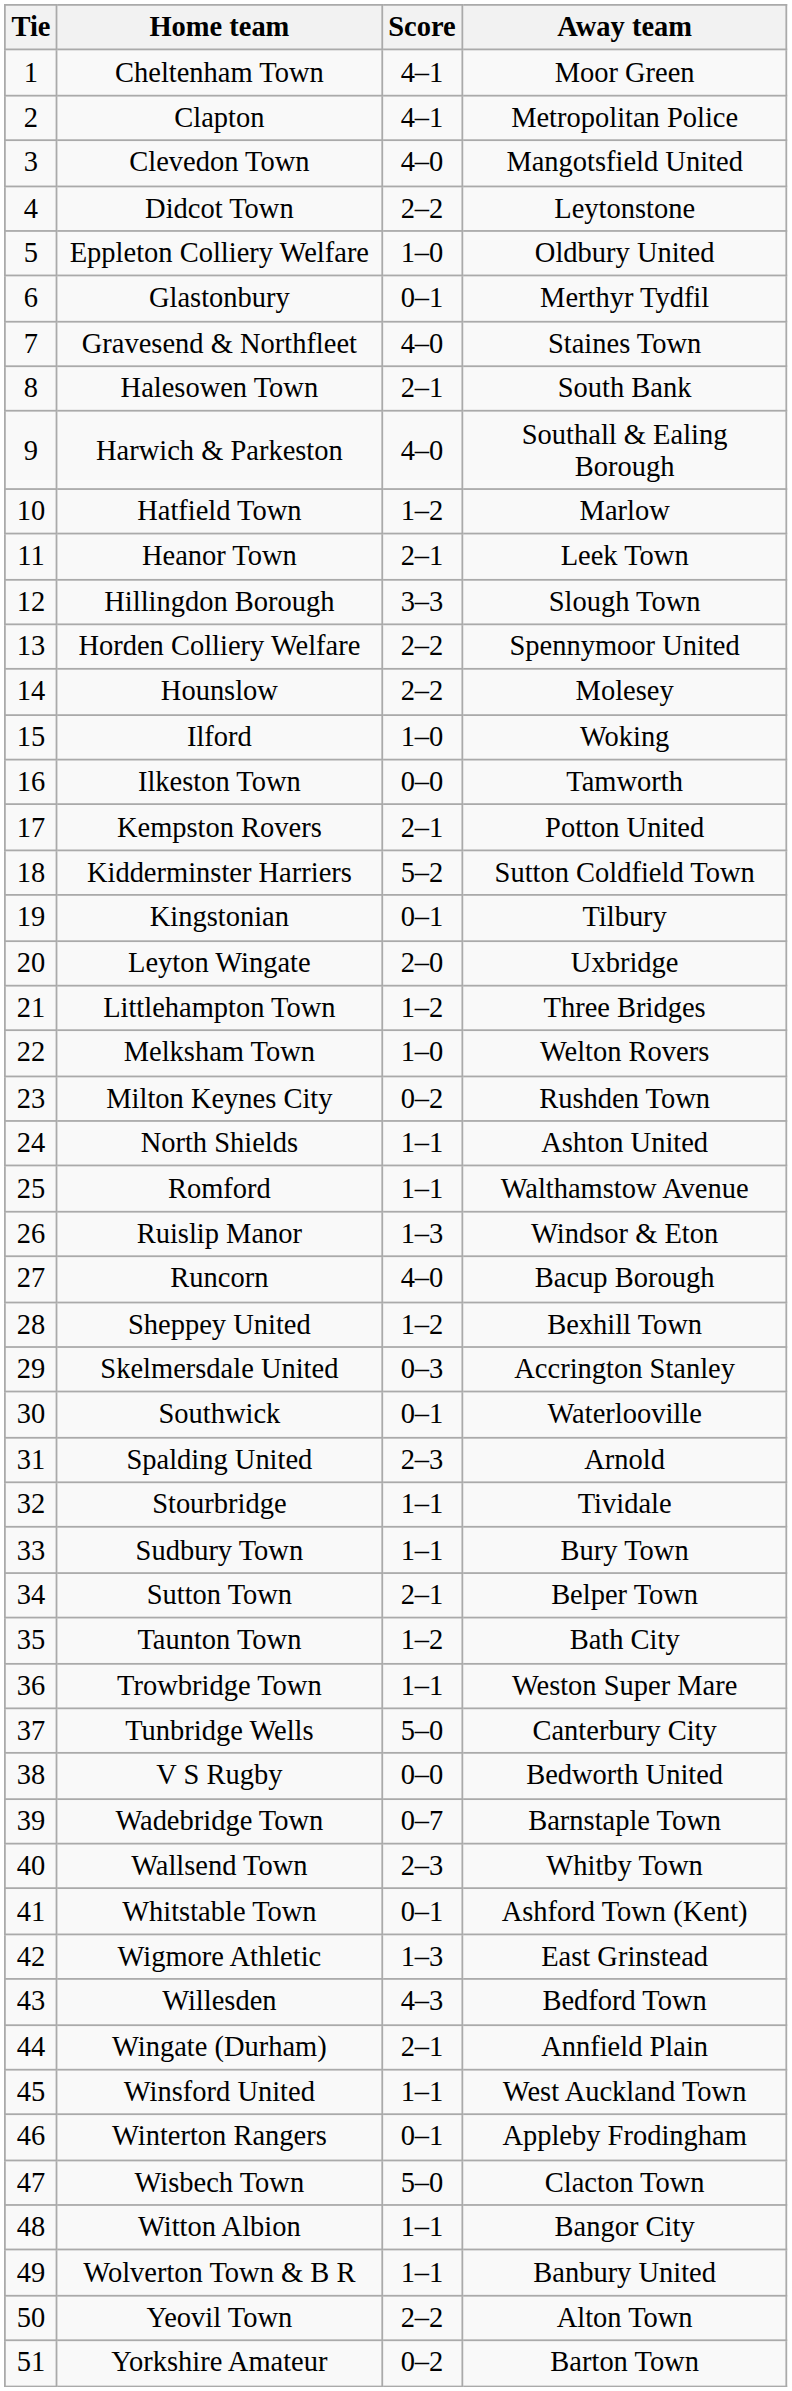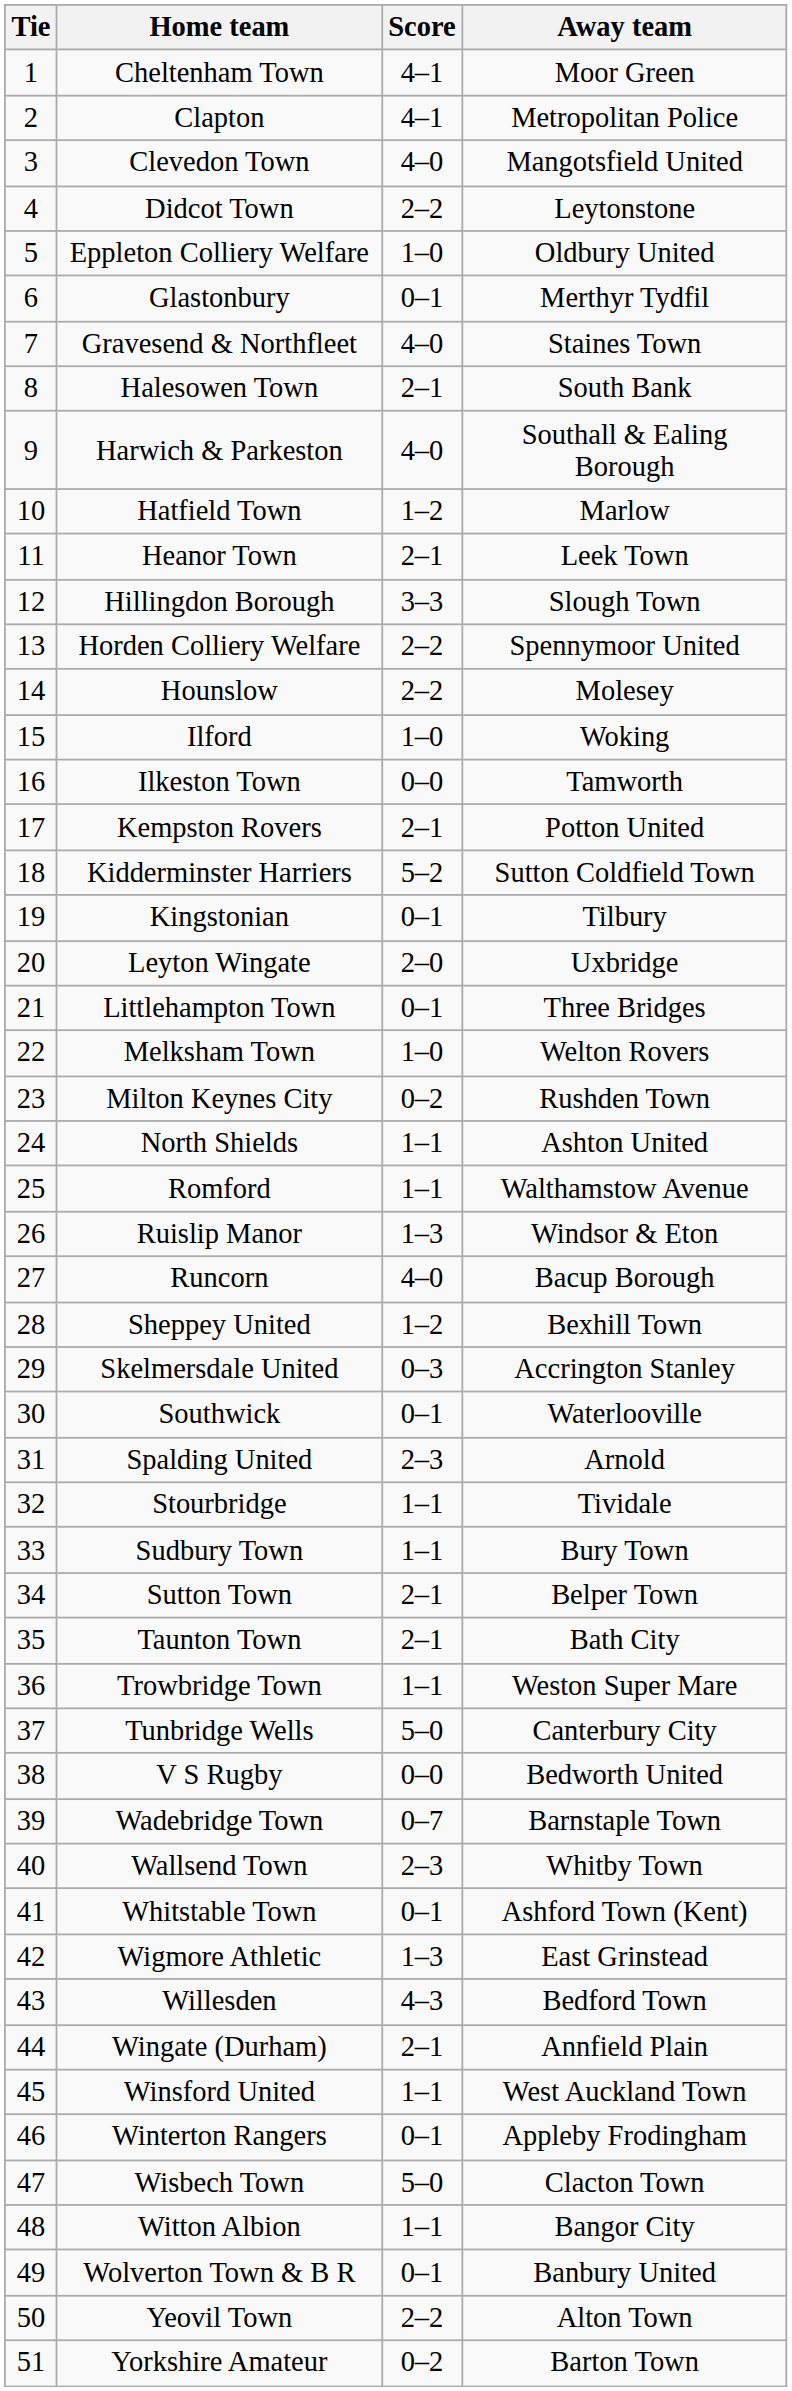(422, 1007) 1–2 -> (422, 1007) 0–1
(422, 1639) 1–2 -> (422, 1639) 2–1
(422, 2272) 1–1 -> (422, 2272) 0–1
